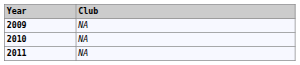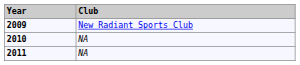(83, 25) NA -> (136, 25) New Radiant Sports Club
